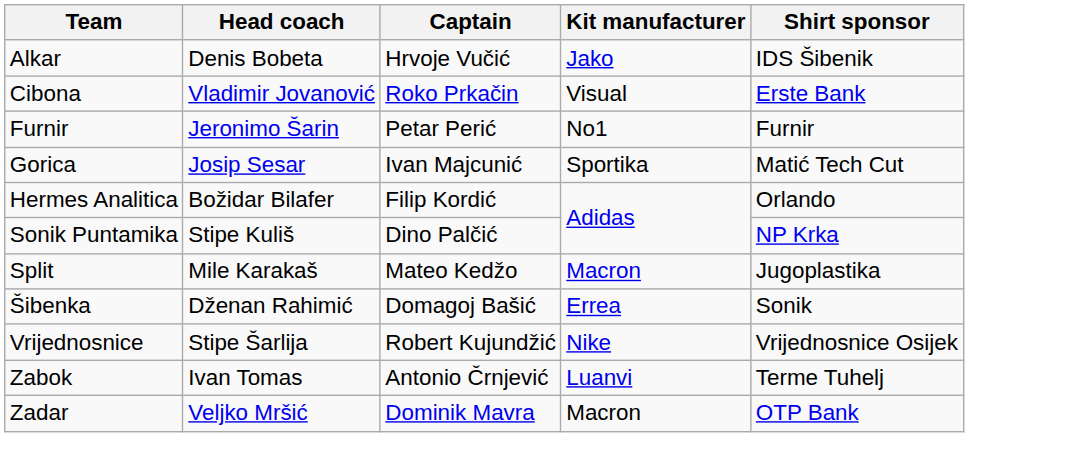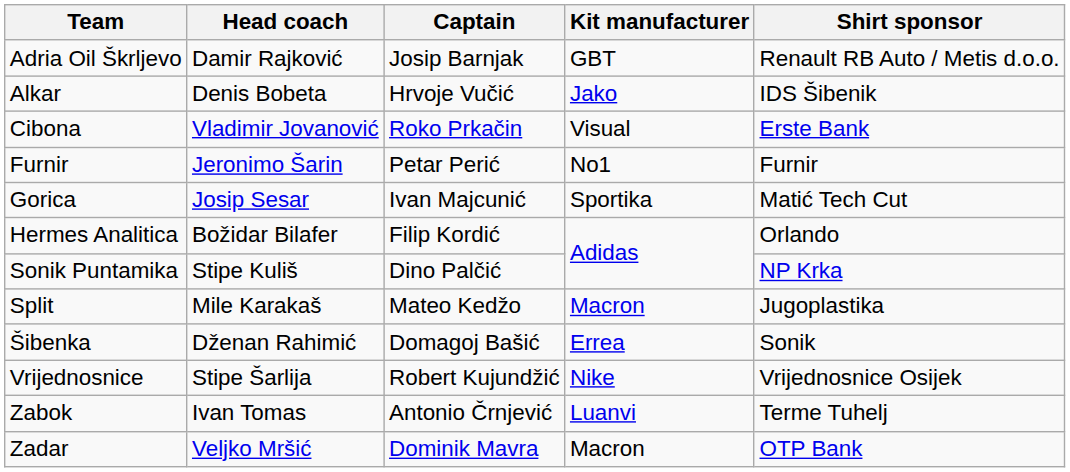+ row: (96, 57)
